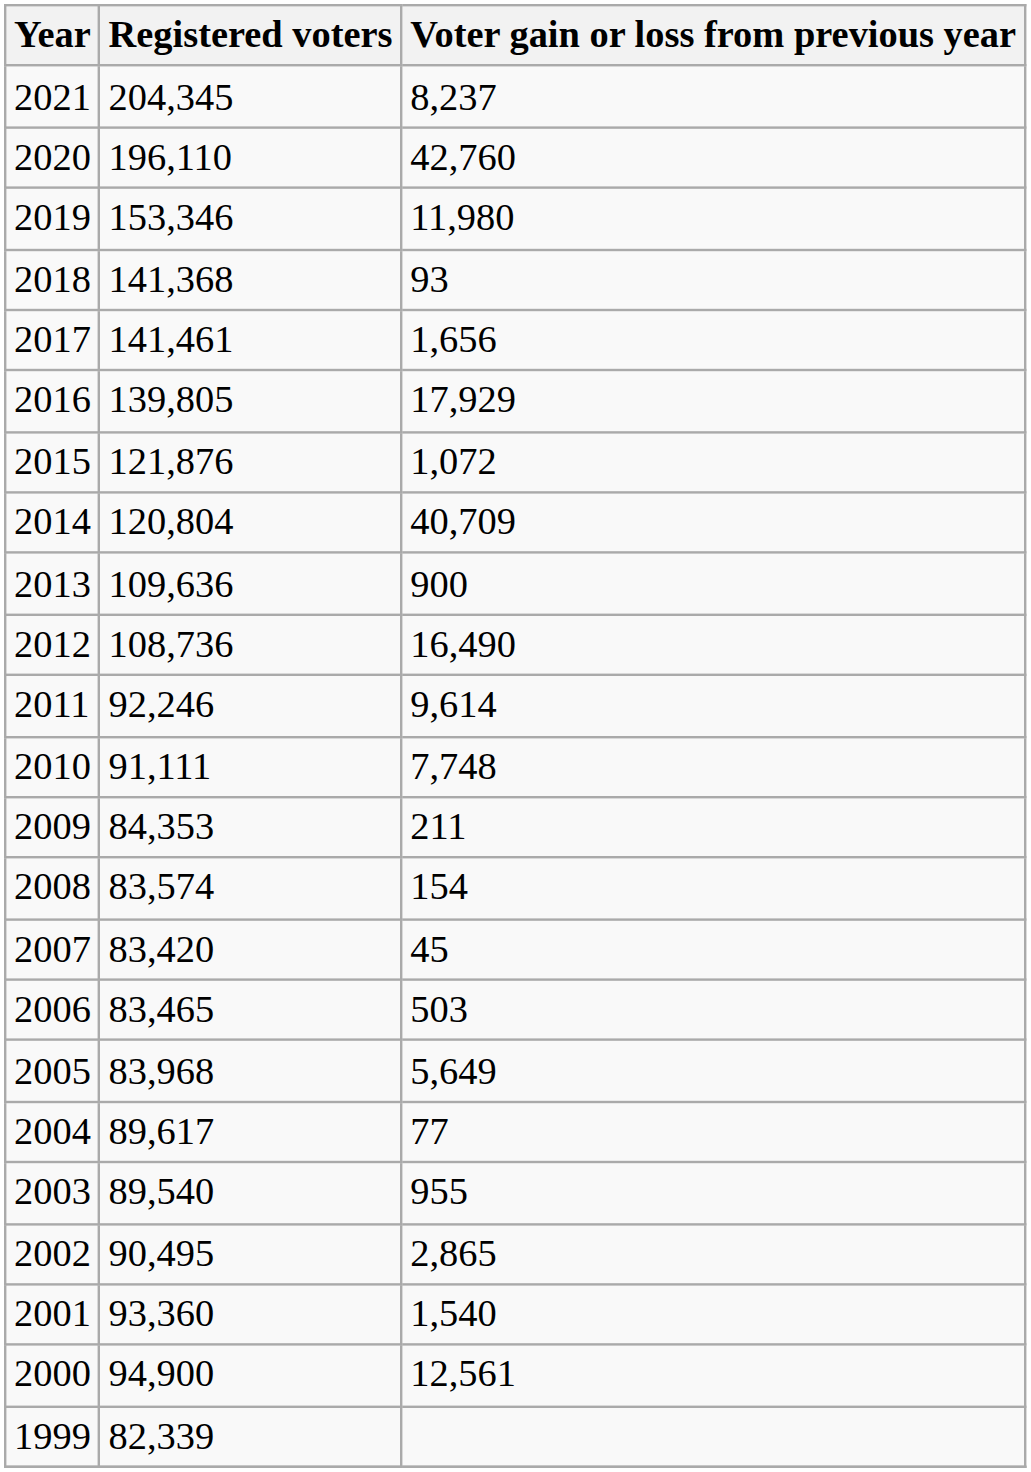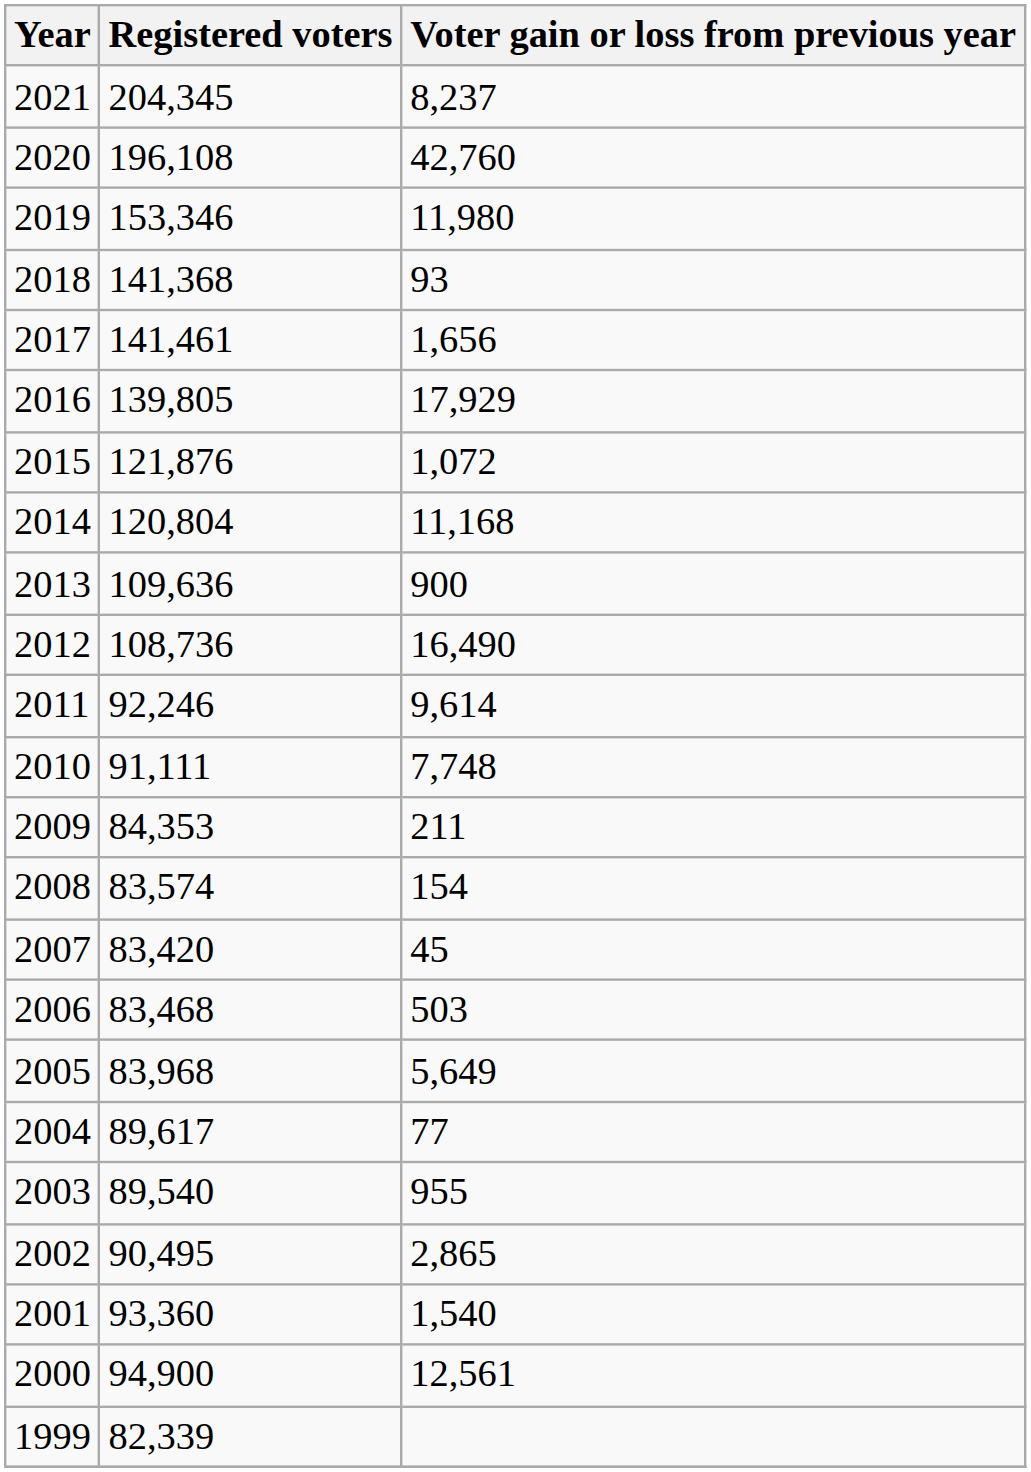(170, 156) 196,110 -> (171, 156) 196,108
(463, 522) 40,709 -> (462, 522) 11,168
(161, 1009) 83,465 -> (161, 1009) 83,468
